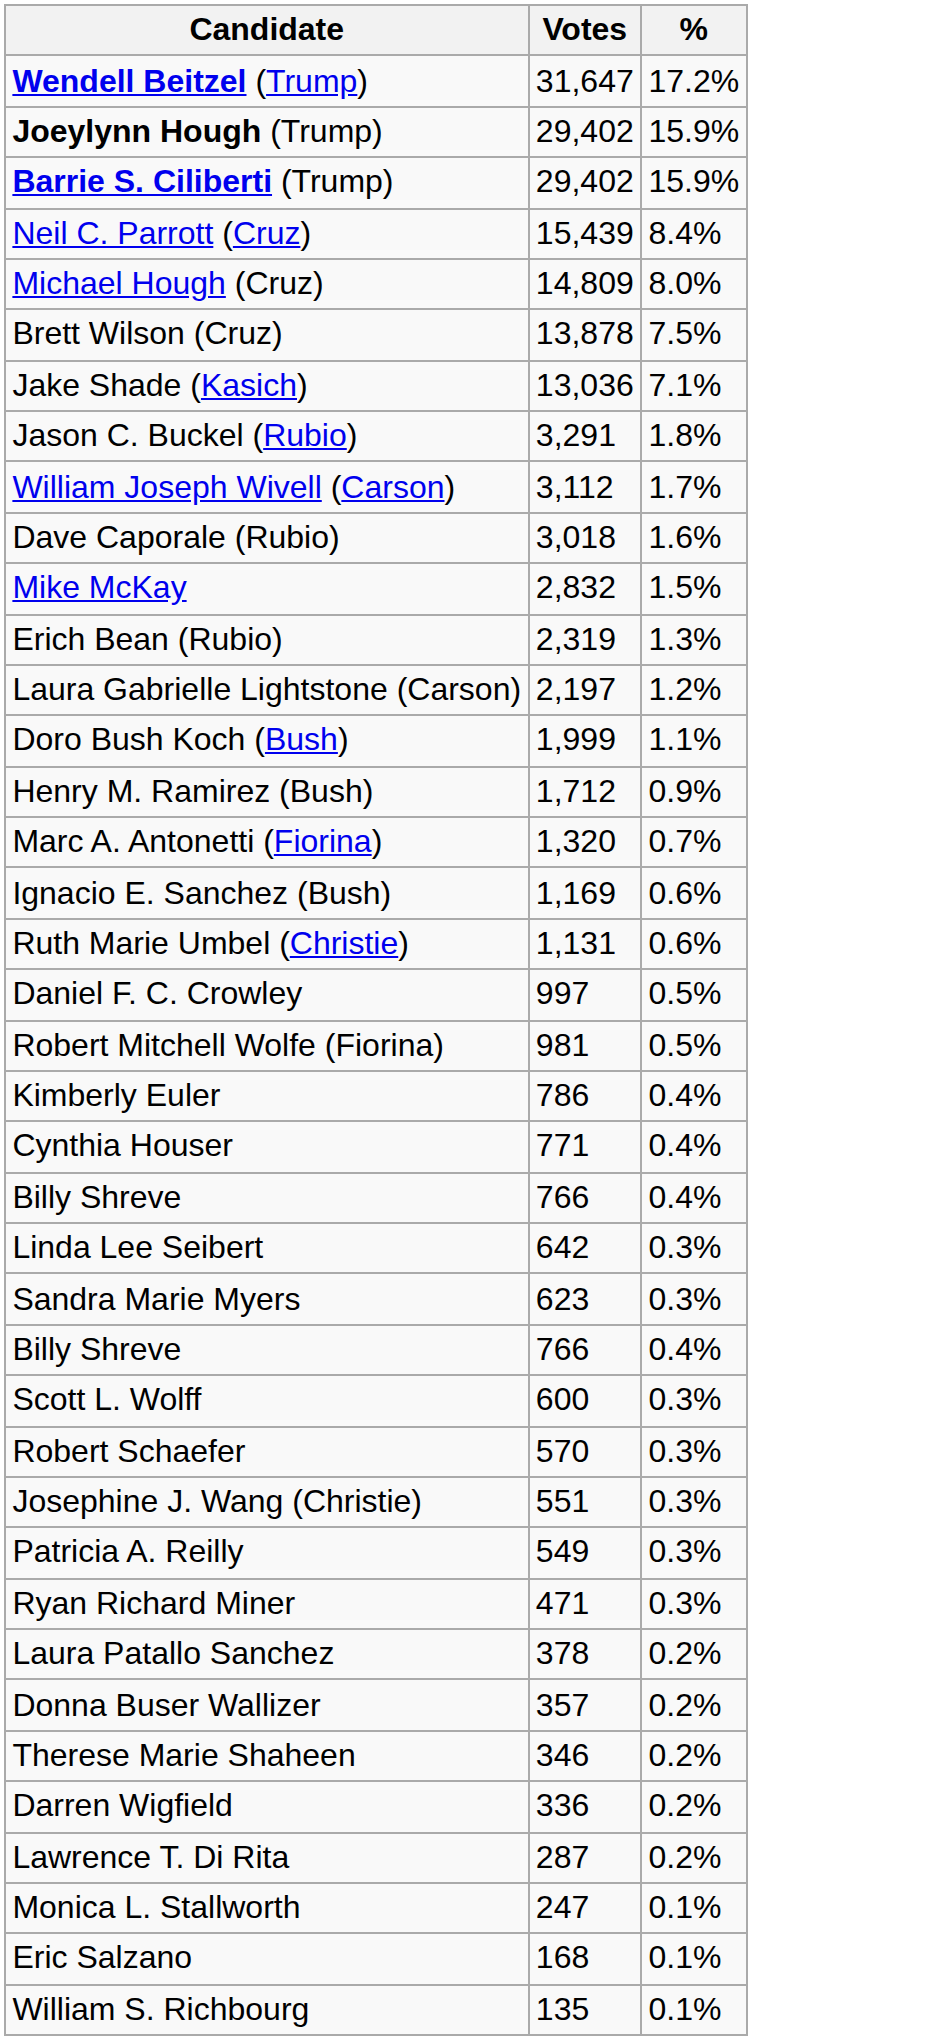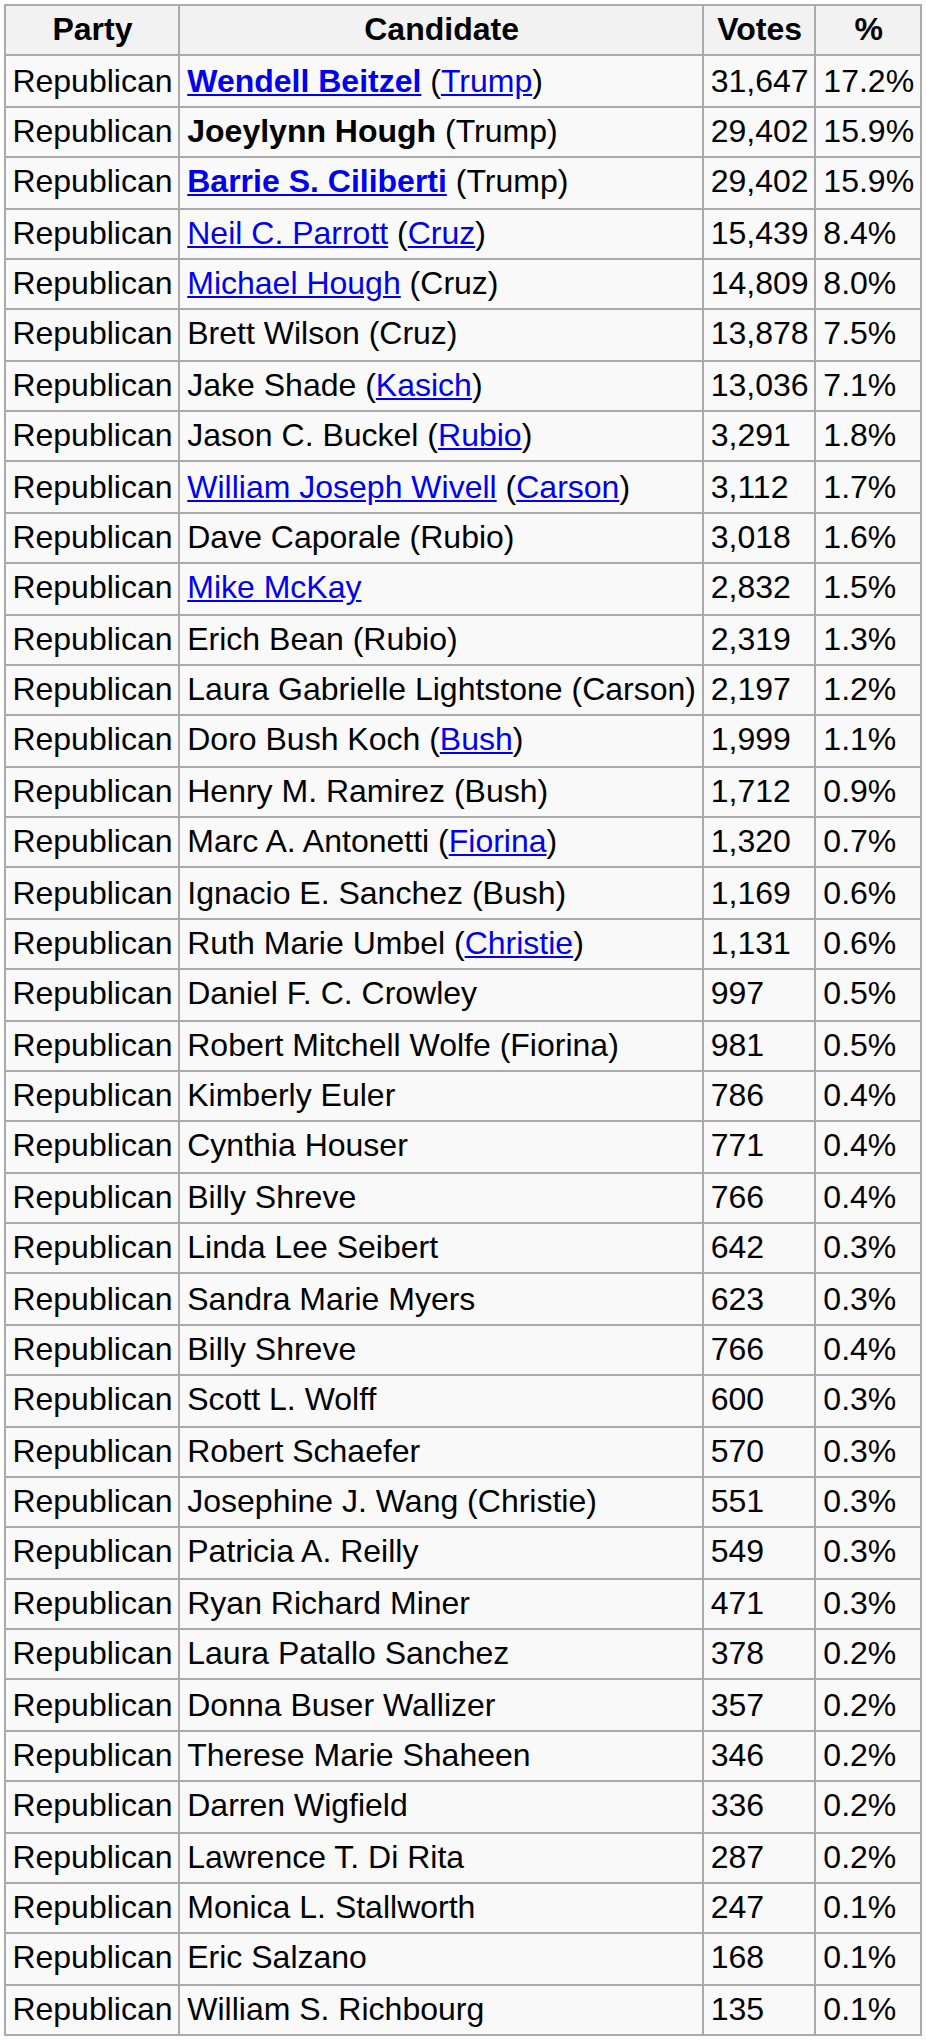+ column: (92, 29)
